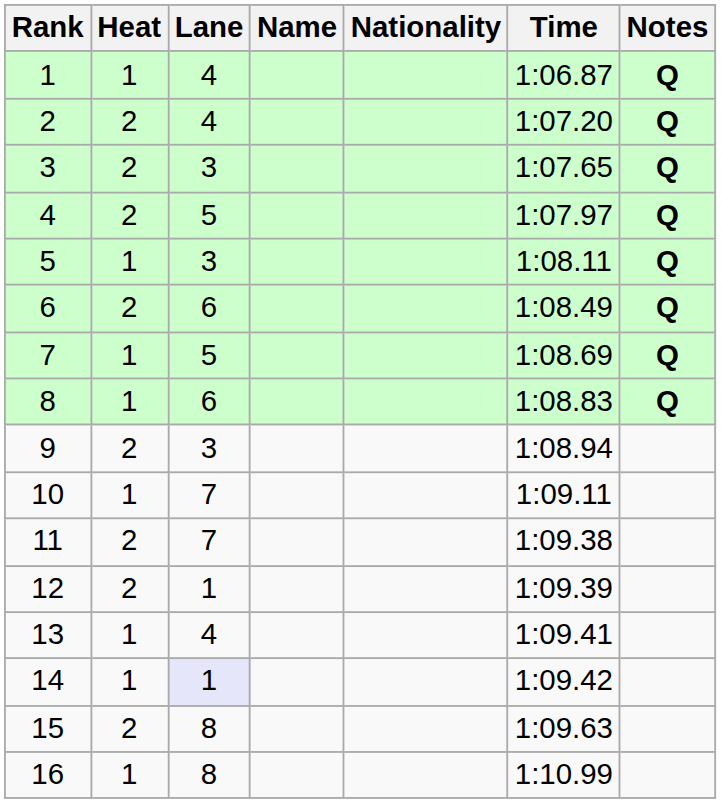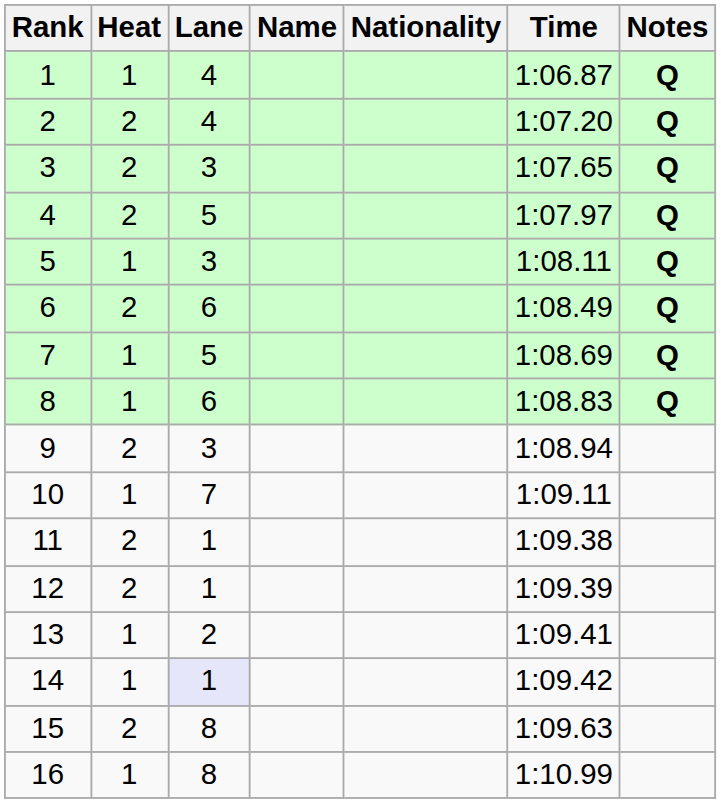(209, 541) 7 -> (209, 541) 1
(209, 634) 4 -> (209, 634) 2
